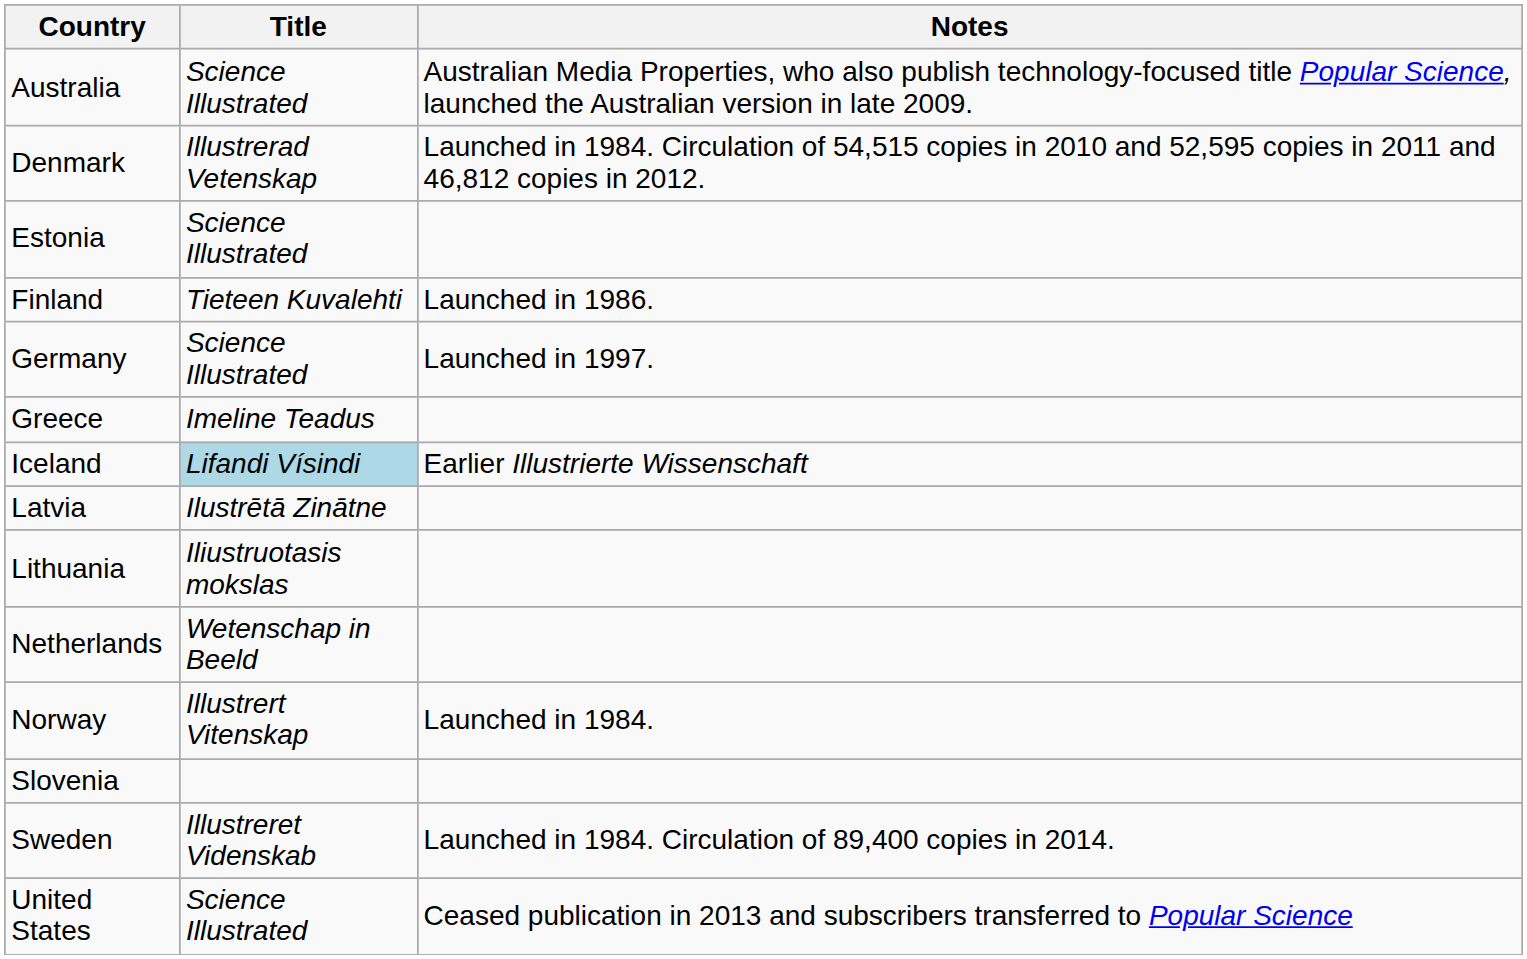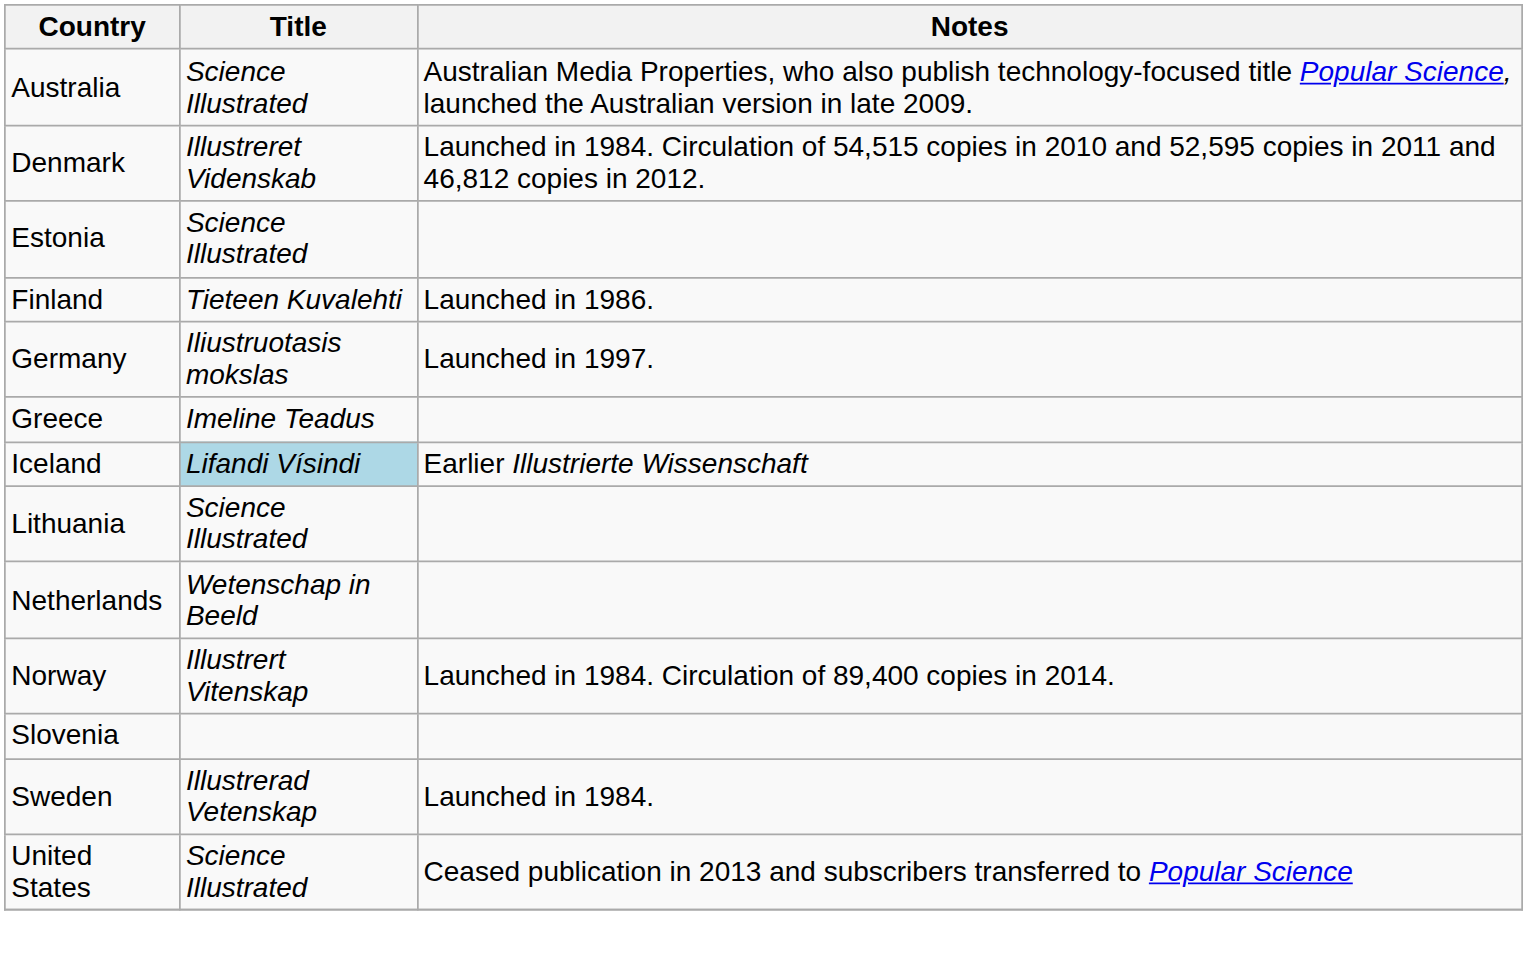(252, 162) Illustrerad Vetenskap -> (251, 162) Illustreret Videnskab
(247, 358) Science Illustrated -> (264, 358) Iliustruotasis mokslas
- row: (49, 507)
(264, 568) Iliustruotasis mokslas -> (247, 523) Science Illustrated
(539, 719) Launched in 1984. -> (769, 675) Launched in 1984. Circulation of 89,400 copies in 2014.
(251, 840) Illustreret Videnskab -> (252, 795) Illustrerad Vetenskap
(769, 840) Launched in 1984. Circulation of 89,400 copies in 2014. -> (539, 795) Launched in 1984.
